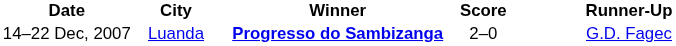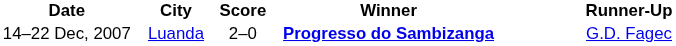columns swapped: (338, 10) <-> (483, 10)
